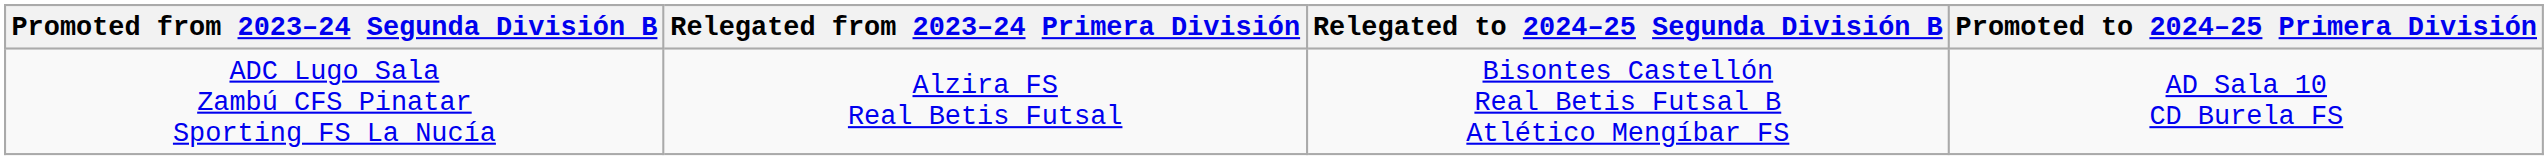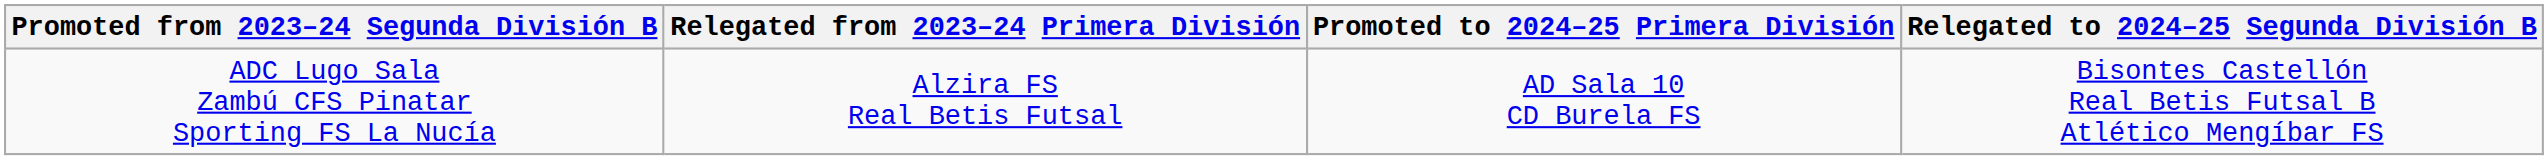columns swapped: (2246, 27) <-> (1628, 27)
